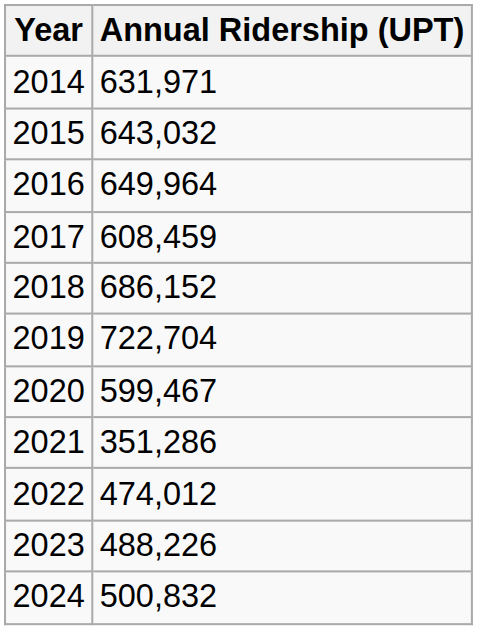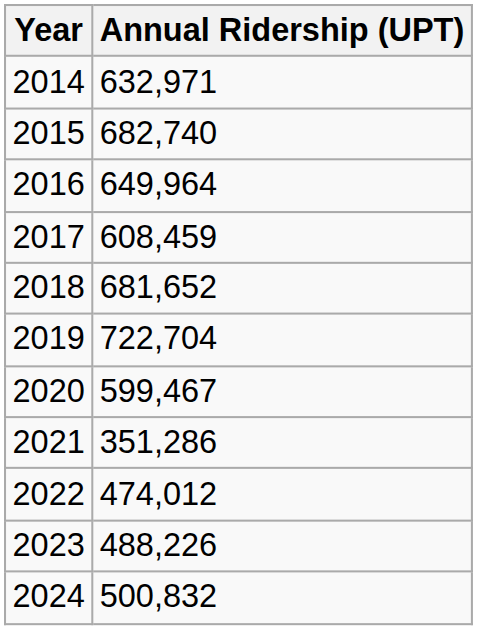(158, 81) 631,971 -> (158, 81) 632,971
(158, 133) 643,032 -> (158, 133) 682,740
(158, 287) 686,152 -> (158, 287) 681,652
